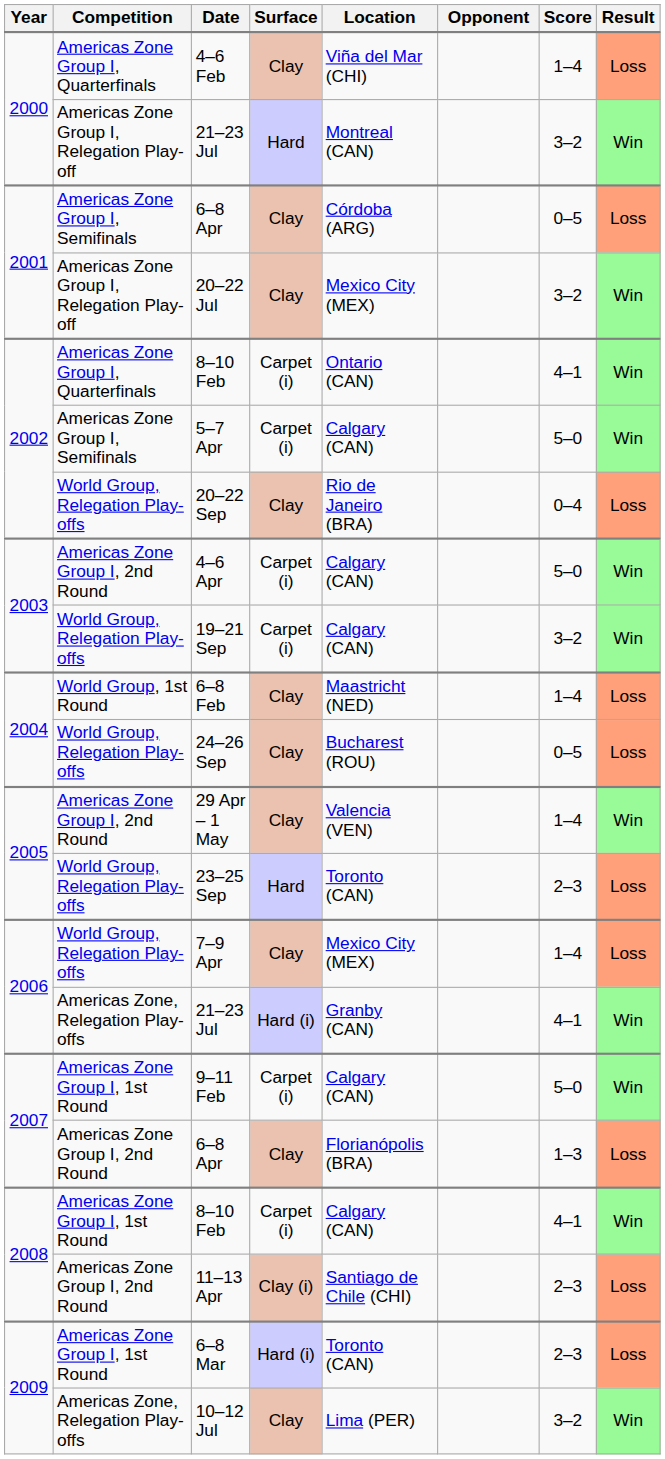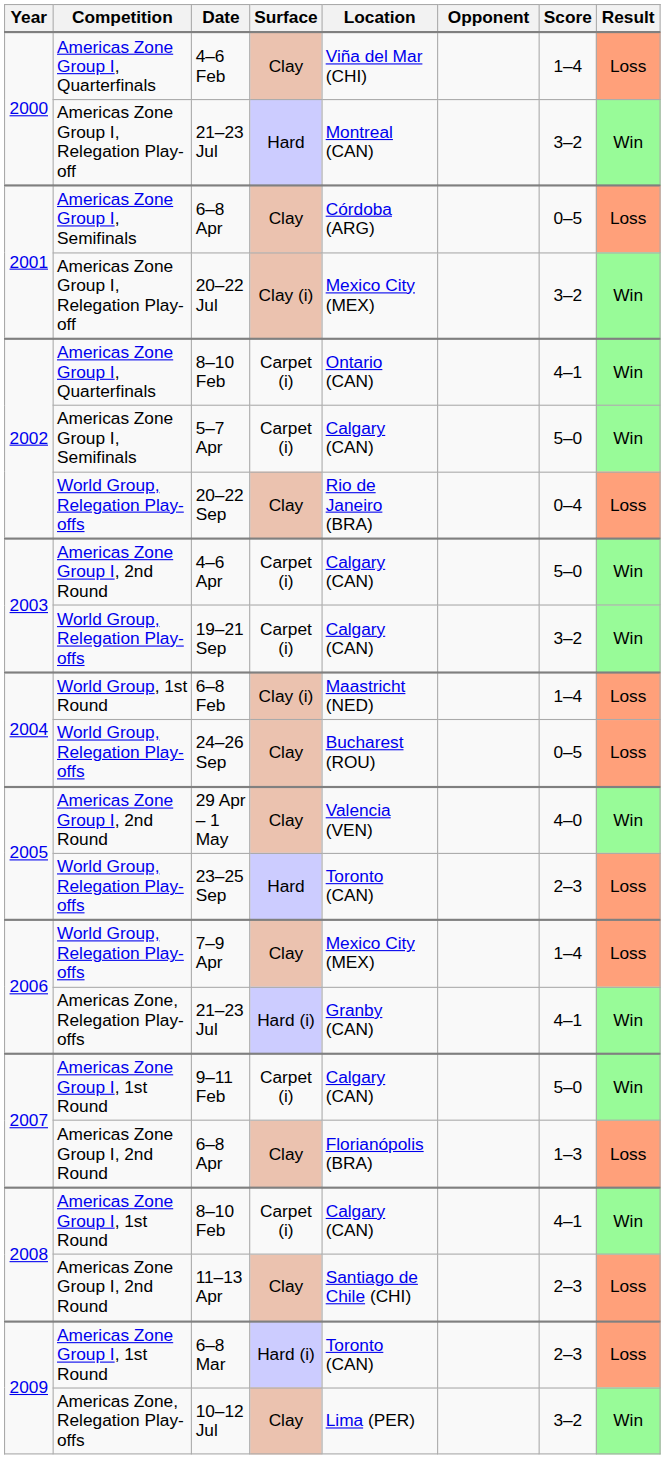(286, 295) Clay -> (286, 295) Clay (i)
(286, 696) Clay -> (286, 696) Clay (i)
(568, 820) 1–4 -> (568, 820) 4–0
(286, 1287) Clay (i) -> (286, 1287) Clay
